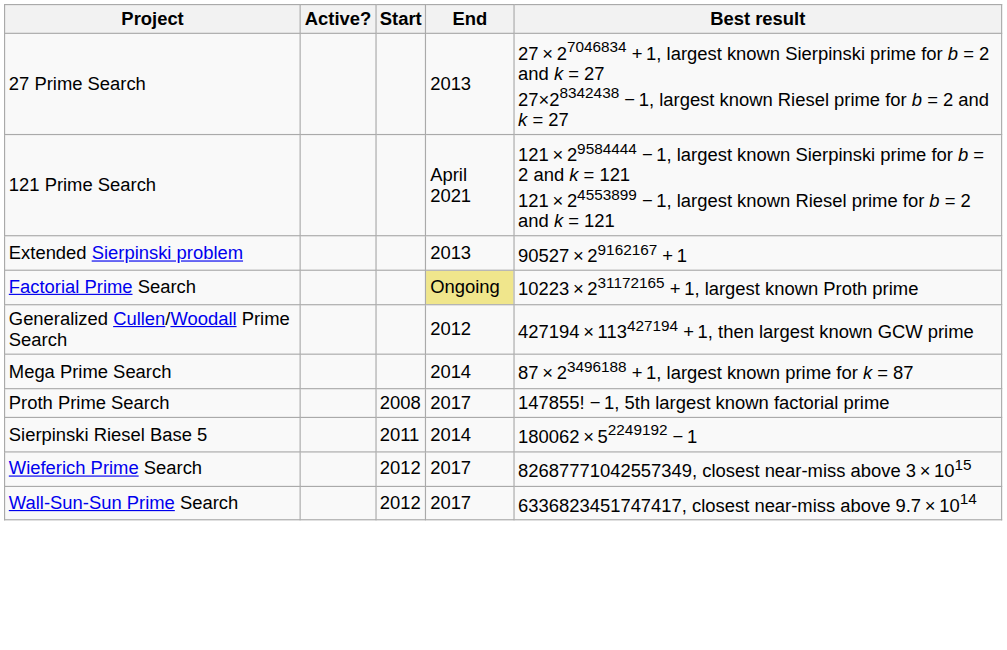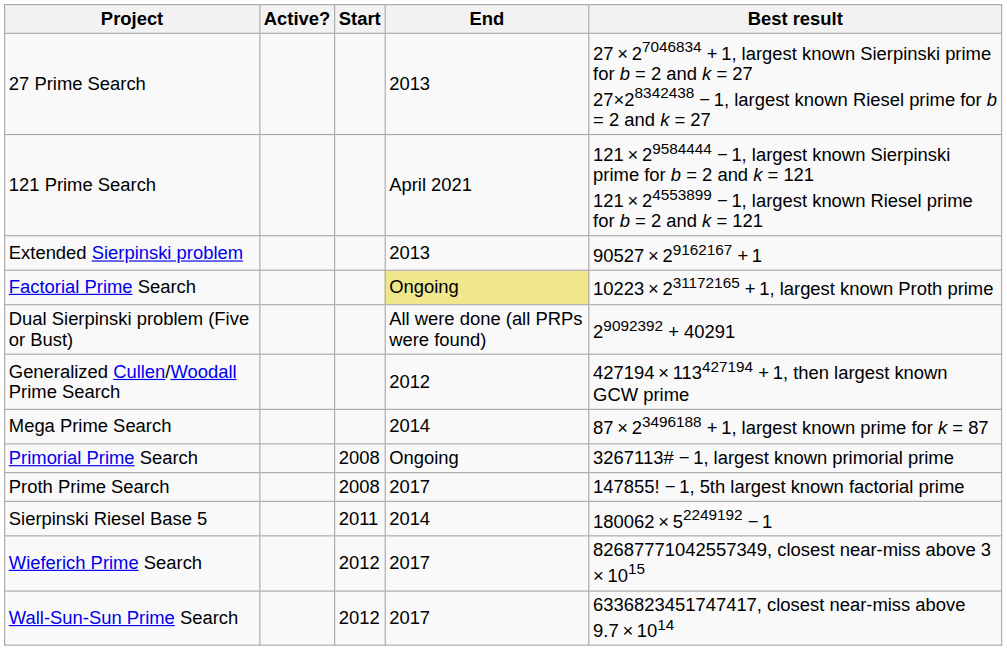+ row: (129, 329)
+ row: (103, 457)
